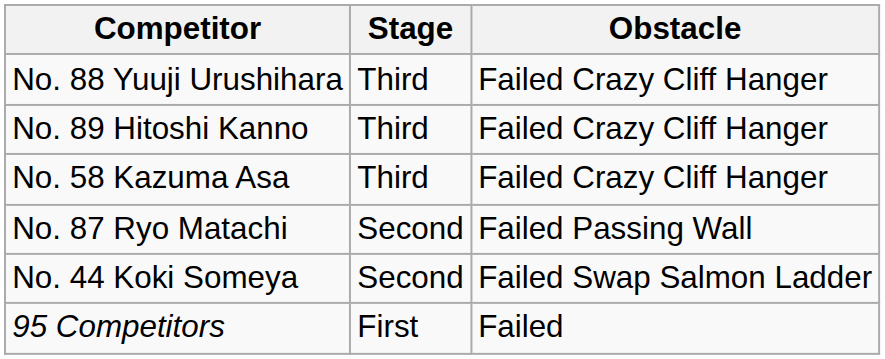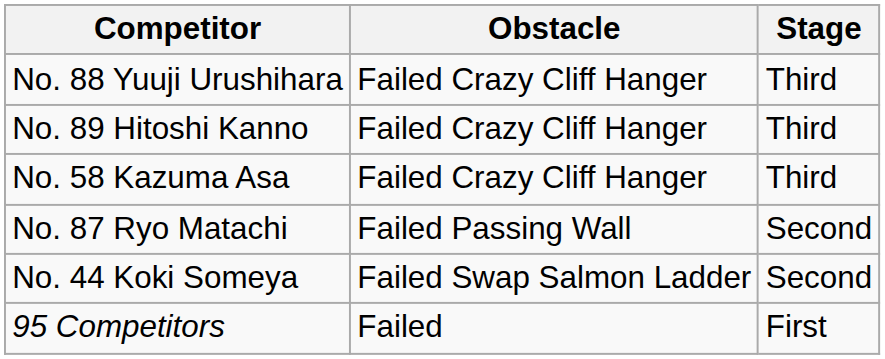columns swapped: (411, 29) <-> (675, 29)
